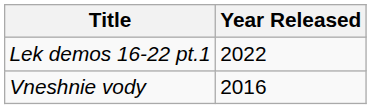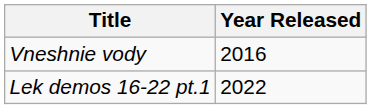rows swapped: (83, 86) <-> (110, 53)
